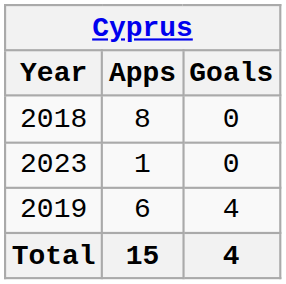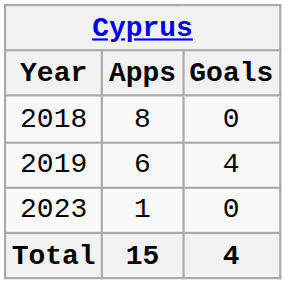rows swapped: (54, 210) <-> (54, 165)
